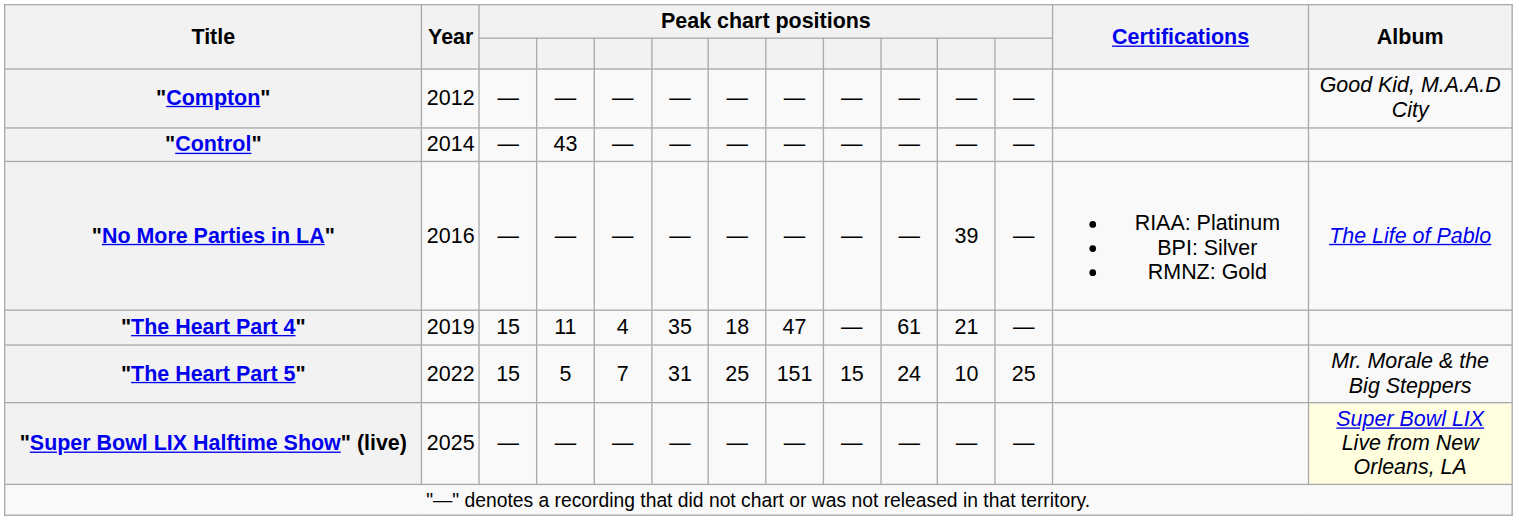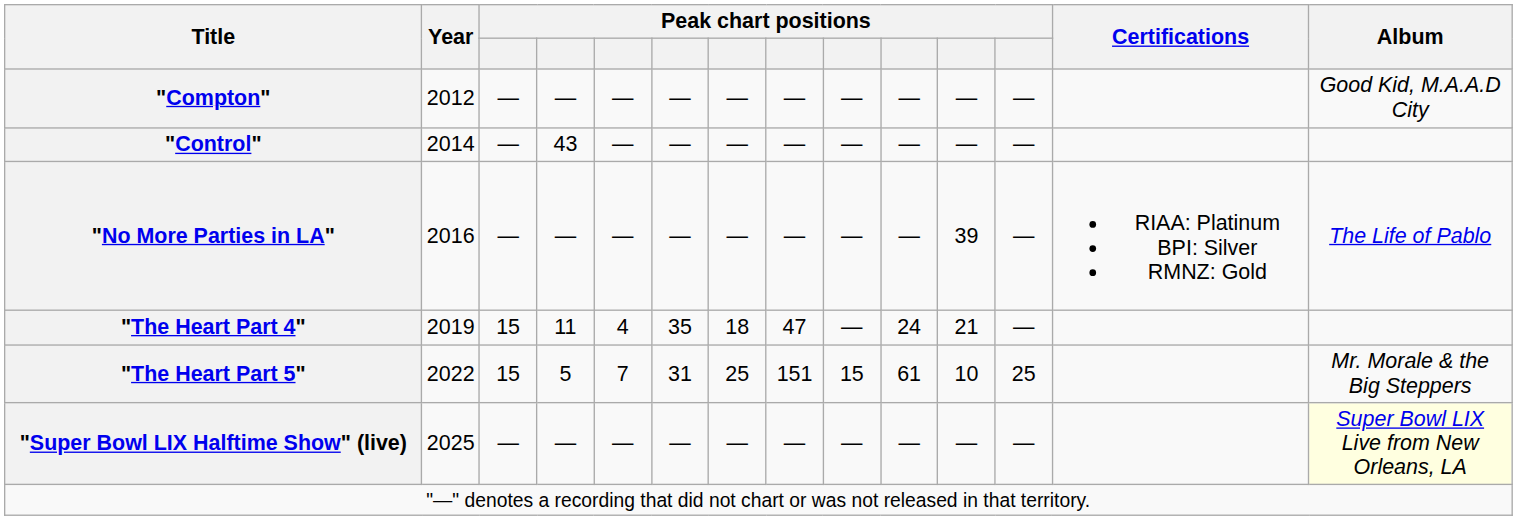(909, 327) 61 -> (909, 327) 24
(909, 373) 24 -> (909, 373) 61
